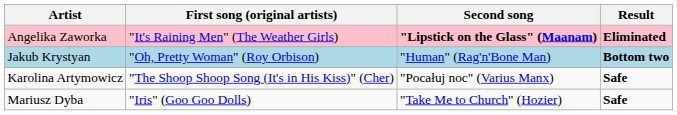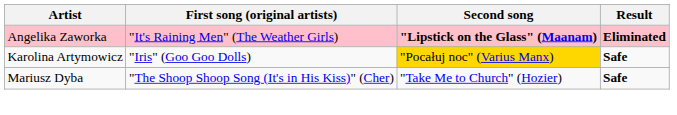- row: (49, 57)
(261, 78) "The Shoop Shoop Song (It's in His Kiss)" (Cher) -> (190, 57) "Iris" (Goo Goo Dolls)
(477, 78) no background -> (477, 57) gold background
(190, 99) "Iris" (Goo Goo Dolls) -> (261, 78) "The Shoop Shoop Song (It's in His Kiss)" (Cher)
